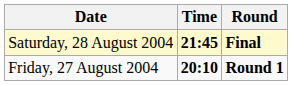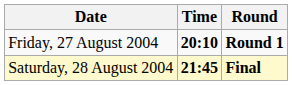rows swapped: (83, 67) <-> (91, 42)
